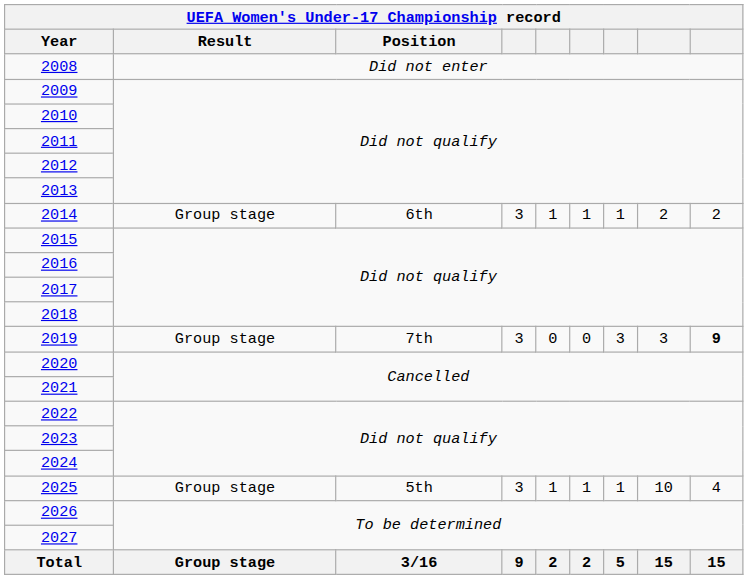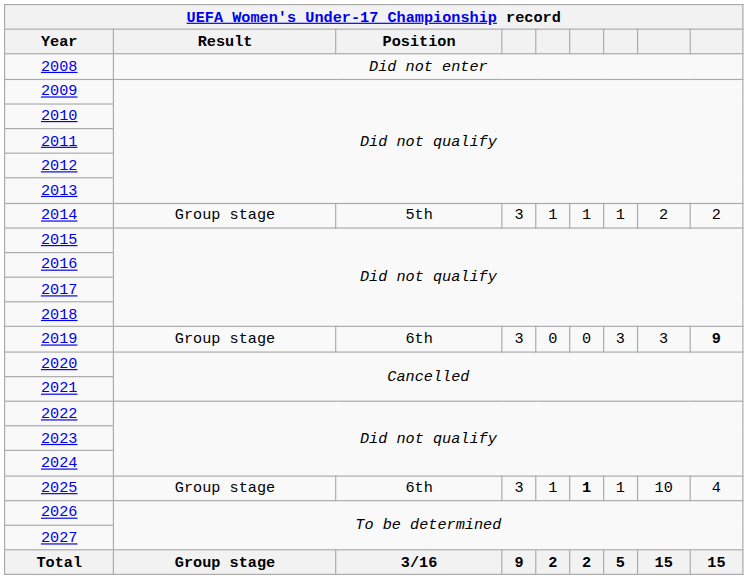(419, 215) 6th -> (419, 215) 5th
(419, 339) 7th -> (419, 339) 6th
(419, 488) 5th -> (419, 488) 6th
(587, 488) normal -> (587, 488) bold
